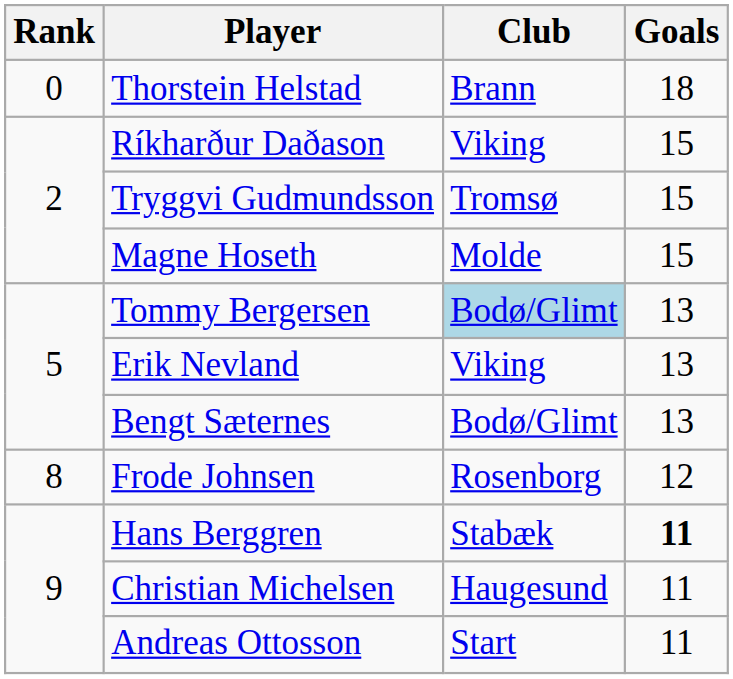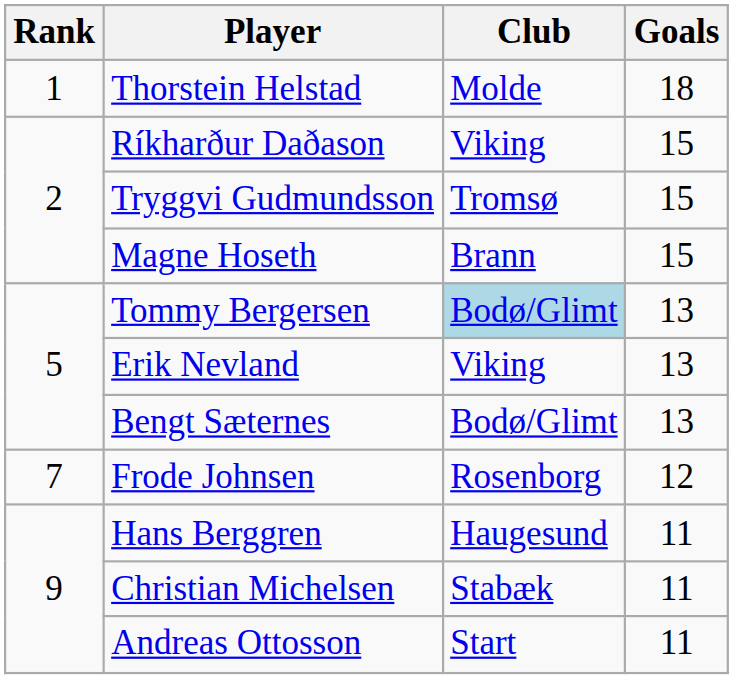(54, 87) 0 -> (54, 87) 1
(493, 87) Brann -> (496, 87) Molde
(496, 254) Molde -> (493, 254) Brann
(54, 476) 8 -> (54, 476) 7
(502, 532) Stabæk -> (529, 532) Haugesund
(677, 532) bold -> (677, 532) normal
(529, 587) Haugesund -> (502, 587) Stabæk
